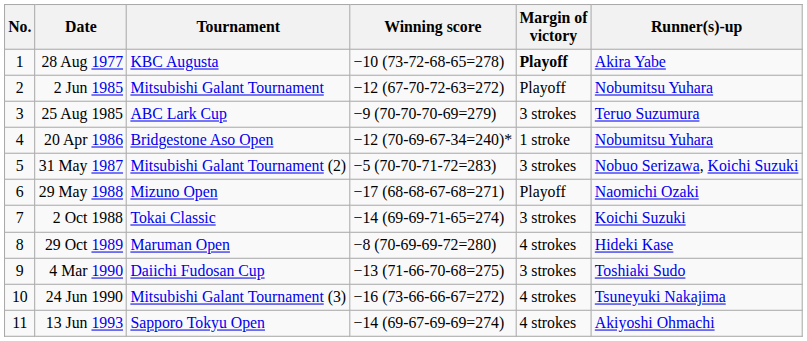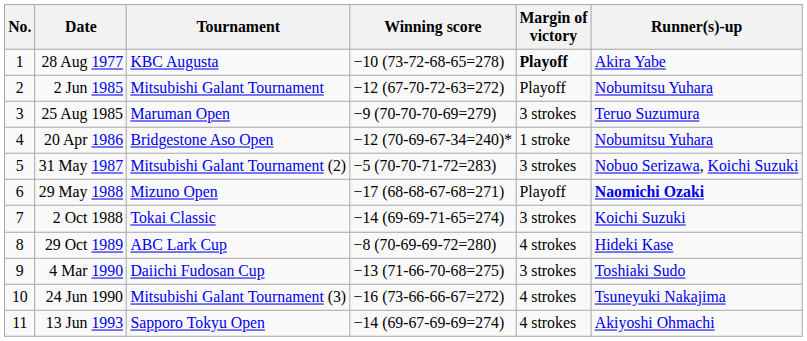(179, 114) ABC Lark Cup -> (180, 114) Maruman Open
(647, 192) normal -> (649, 192) bold
(180, 244) Maruman Open -> (179, 244) ABC Lark Cup
